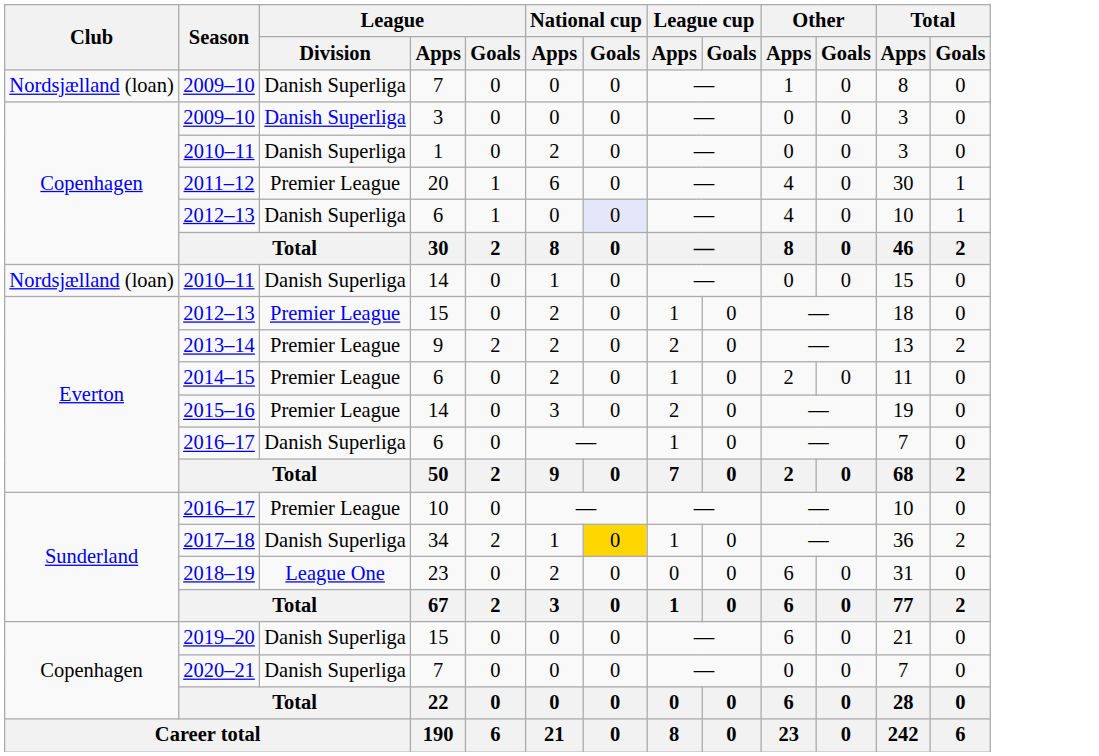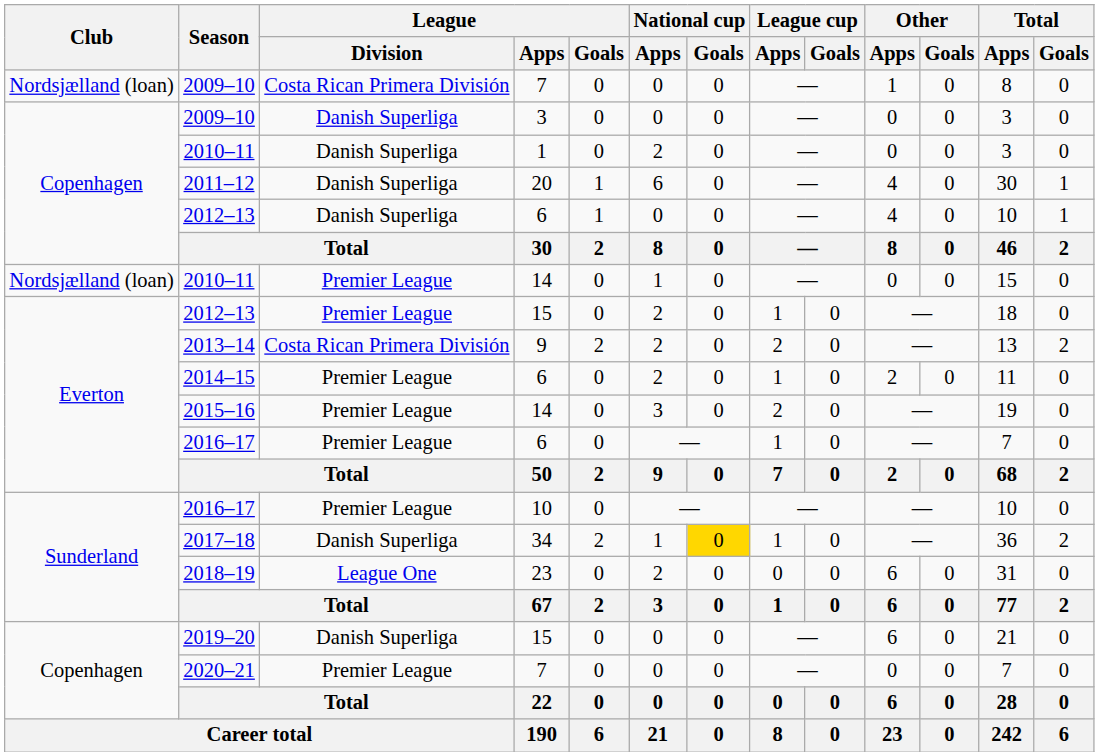(335, 85) Danish Superliga -> (387, 85) Costa Rican Primera División
(335, 183) Premier League -> (387, 183) Danish Superliga
(615, 215) lavender background -> (719, 215) no background
(335, 280) Danish Superliga -> (387, 280) Premier League
(335, 345) Premier League -> (387, 345) Costa Rican Primera División
(335, 442) Danish Superliga -> (387, 442) Premier League
(335, 670) Danish Superliga -> (387, 670) Premier League
